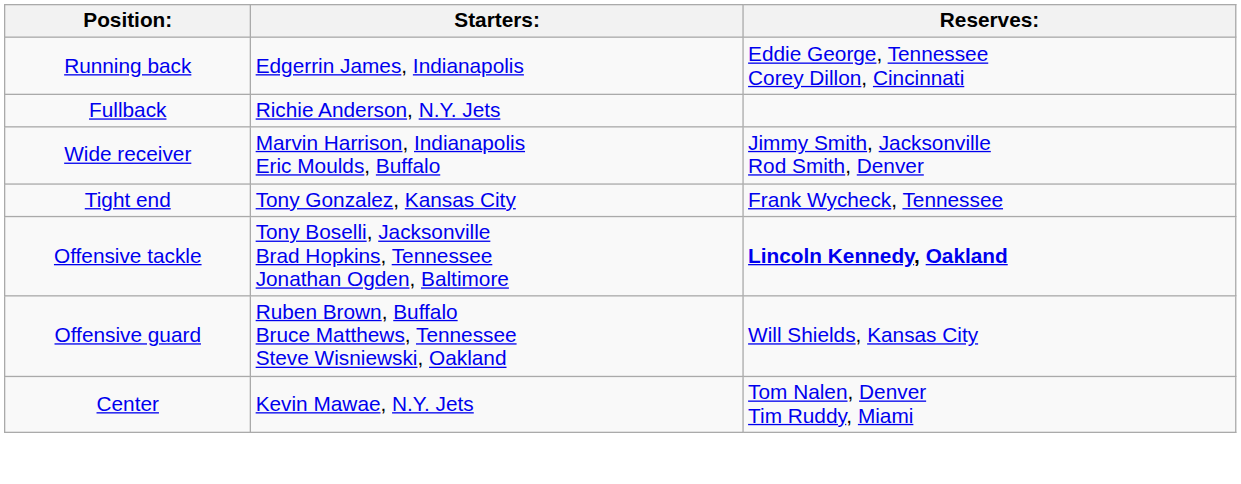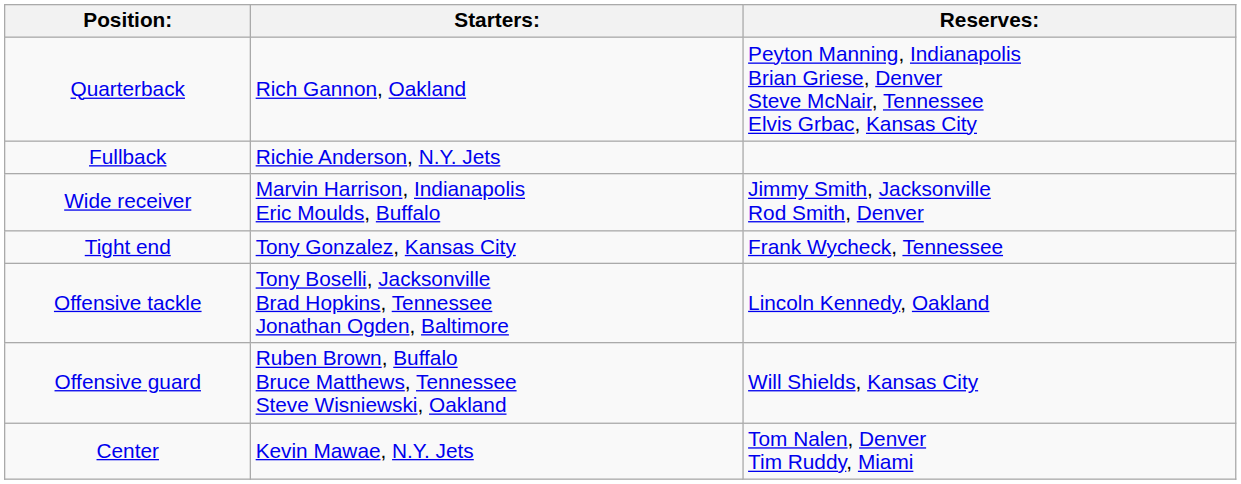+ row: (128, 89)
- row: (128, 65)
(878, 256) bold -> (869, 302) normal
